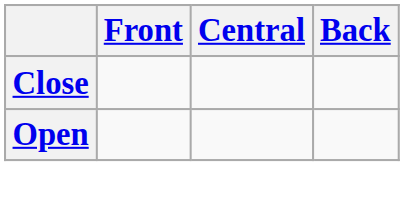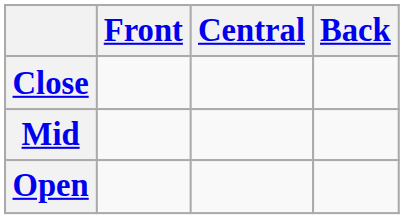+ row: (51, 133)
